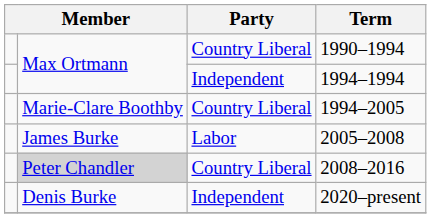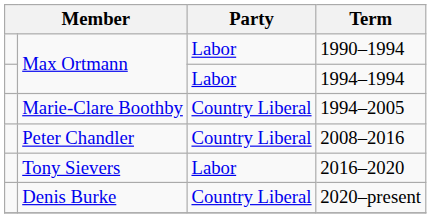(252, 49) Country Liberal -> (214, 49) Labor
(238, 78) Independent -> (214, 78) Labor
- row: (362, 138)
(78, 167) lightgrey background -> (78, 138) no background
+ row: (362, 167)
(238, 197) Independent -> (252, 197) Country Liberal
